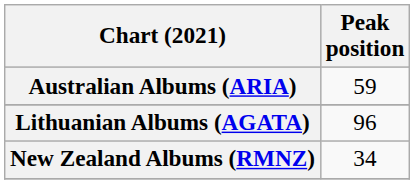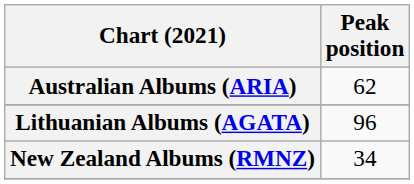(365, 85) 59 -> (365, 85) 62
